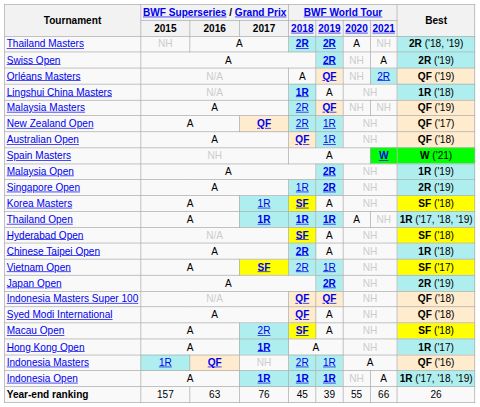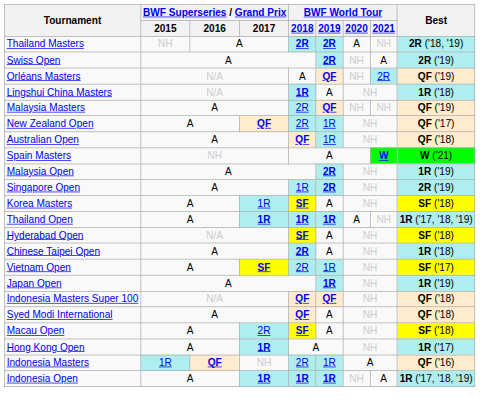(329, 283) 2R -> (329, 283) 1R
(436, 283) 2R ('19) -> (436, 283) 1R ('19)
- row: (48, 395)
